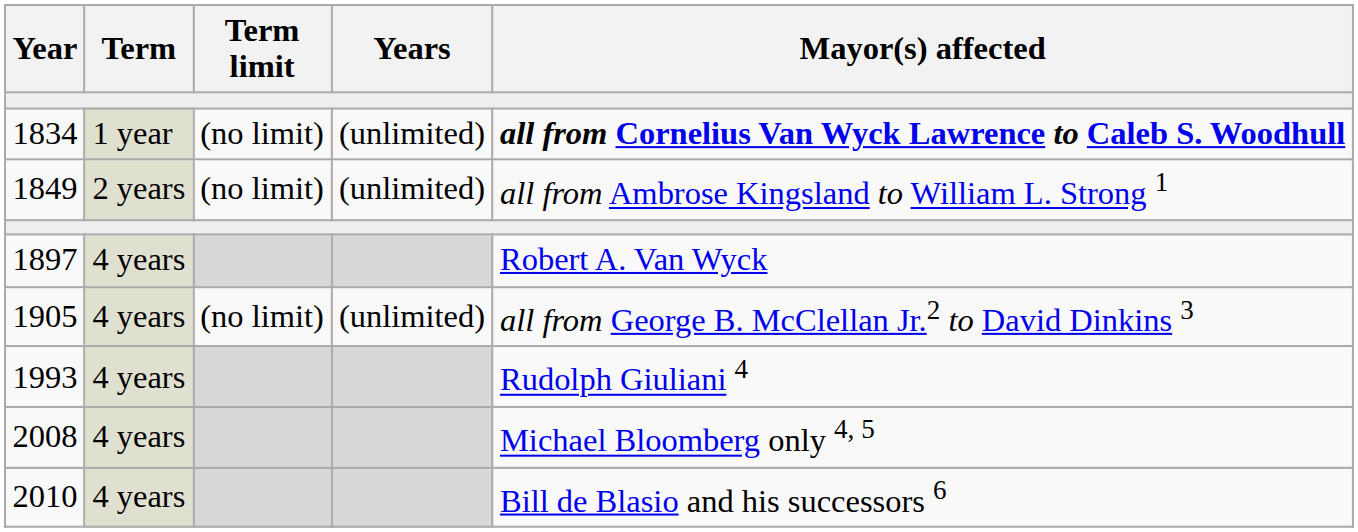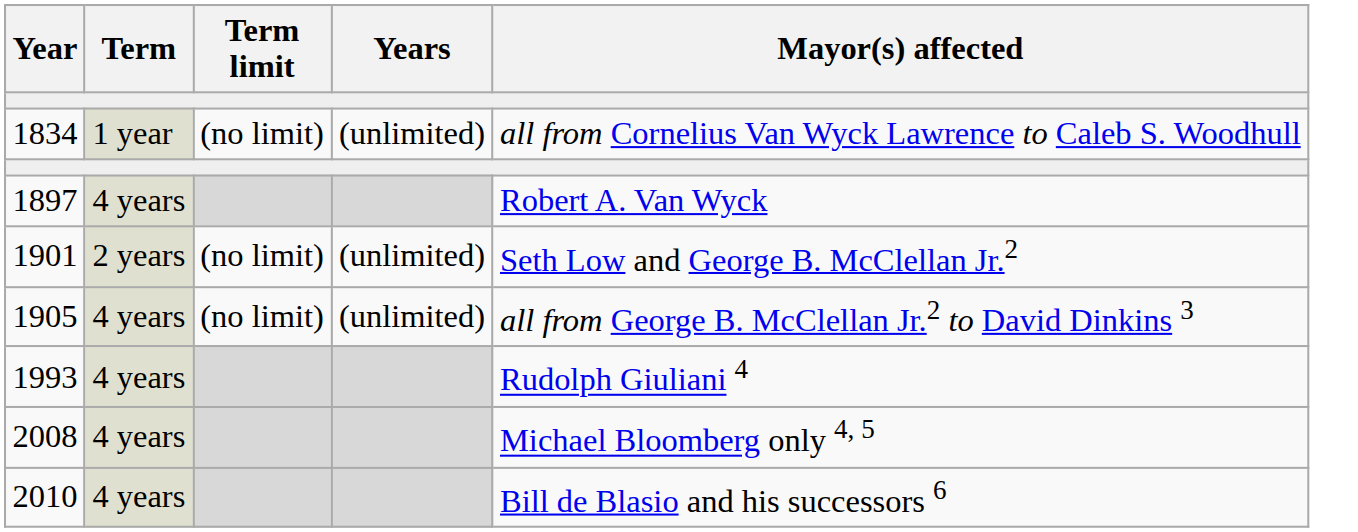(923, 133) bold -> (900, 133) normal
- row: (45, 189)
+ row: (45, 255)
